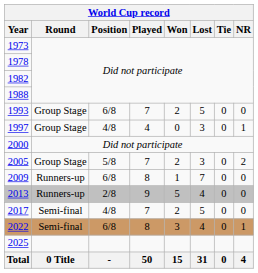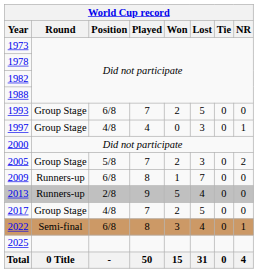(60, 210) Semi-final -> (60, 210) Group Stage
